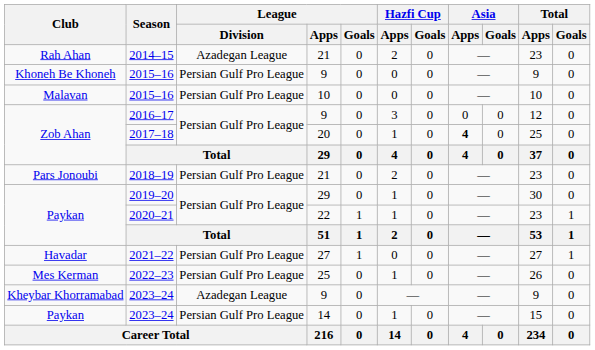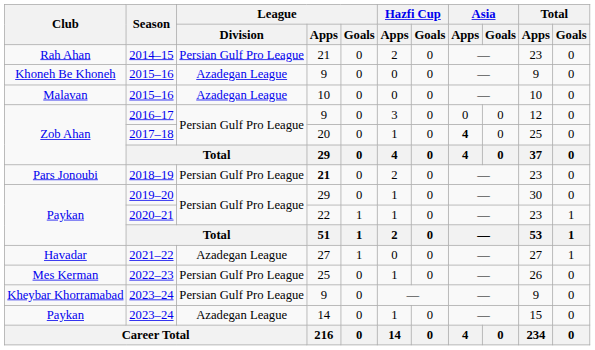(242, 54) Azadegan League -> (242, 54) Persian Gulf Pro League
(242, 74) Persian Gulf Pro League -> (242, 74) Azadegan League
(242, 94) Persian Gulf Pro League -> (242, 94) Azadegan League
(324, 174) normal -> (324, 174) bold
(242, 255) Persian Gulf Pro League -> (242, 255) Azadegan League
(242, 295) Azadegan League -> (242, 295) Persian Gulf Pro League
(242, 315) Persian Gulf Pro League -> (242, 315) Azadegan League
